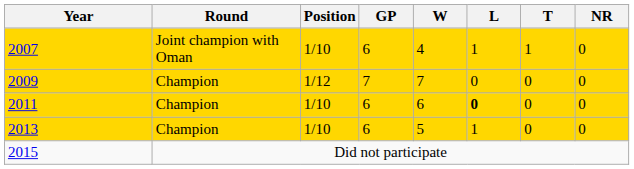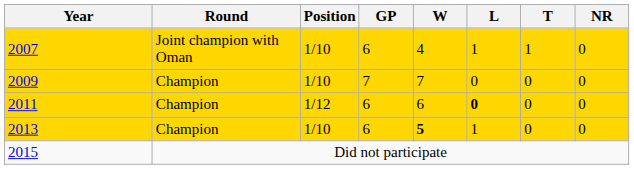(317, 81) 1/12 -> (317, 81) 1/10
(317, 104) 1/10 -> (317, 104) 1/12
(420, 128) normal -> (420, 128) bold
